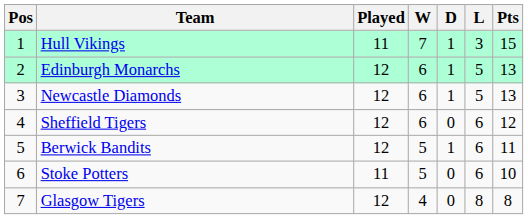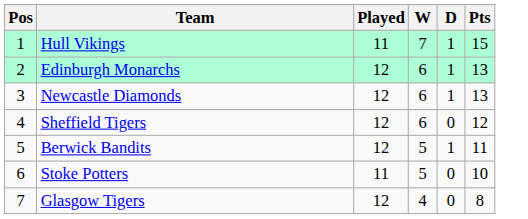- column: (479, 17)
